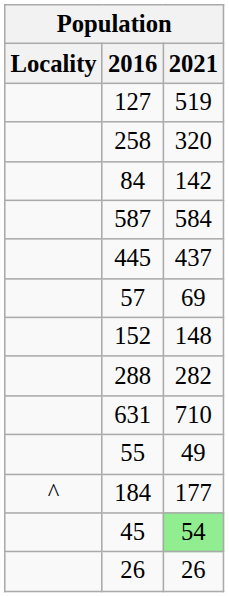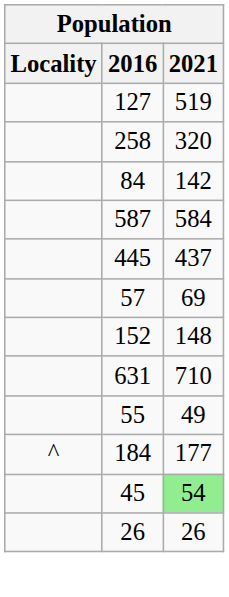- row: (133, 375)
